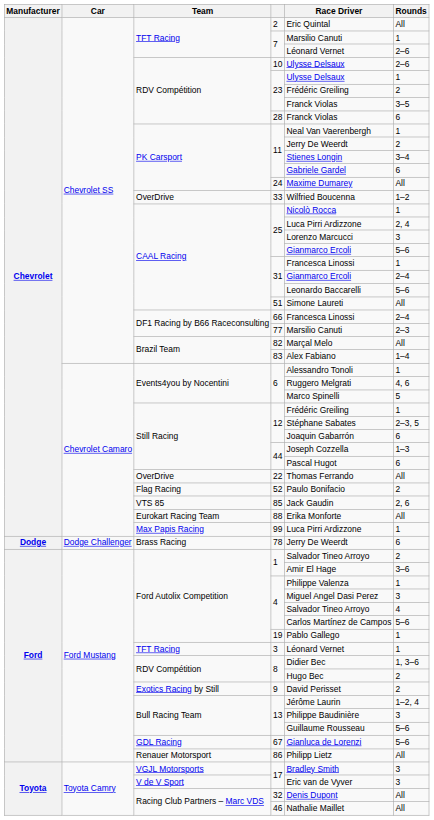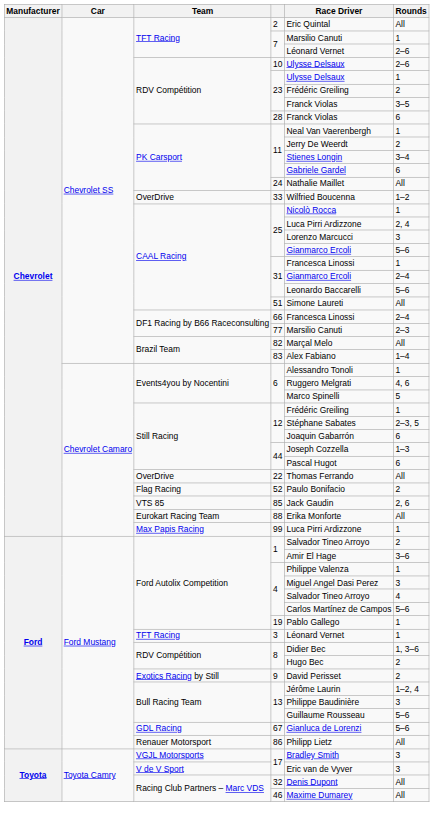(319, 183) Maxime Dumarey -> (315, 183) Nathalie Maillet
- row: (161, 542)
(315, 808) Nathalie Maillet -> (319, 795) Maxime Dumarey
